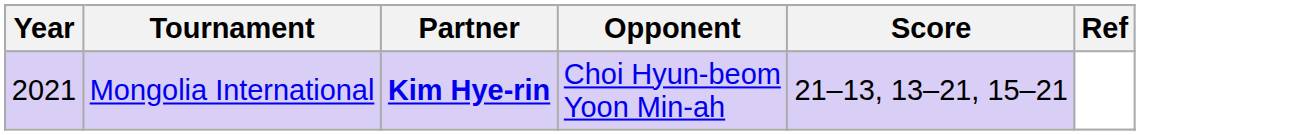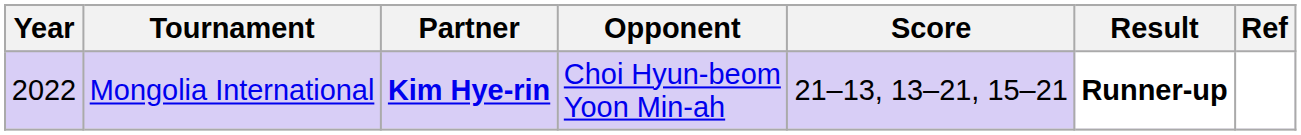+ column: (1155, 28)
(44, 90) 2021 -> (44, 90) 2022
